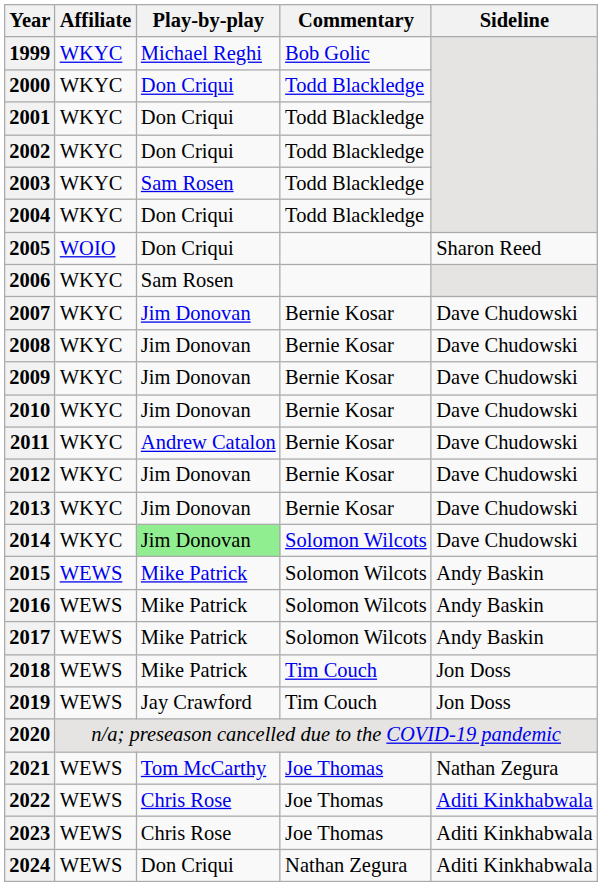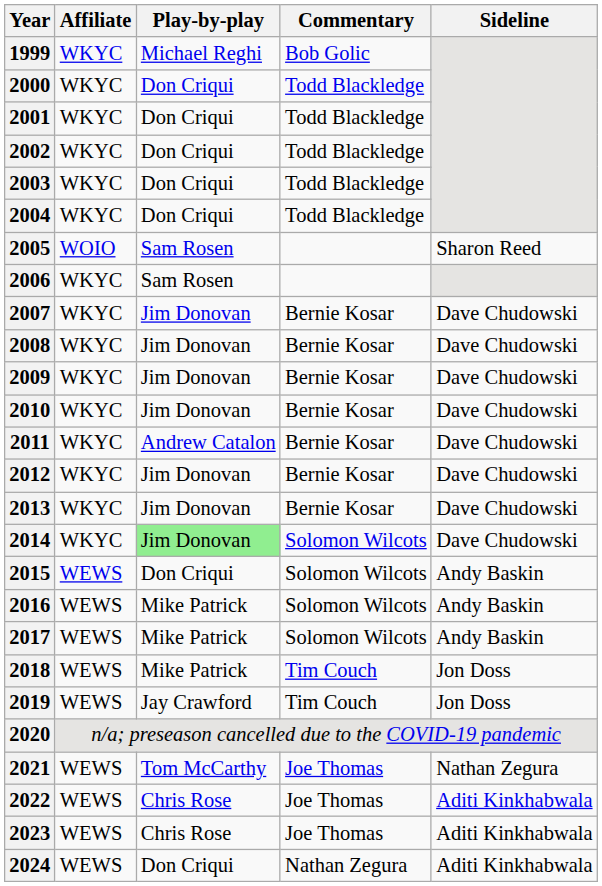(187, 183) Sam Rosen -> (187, 183) Don Criqui
(187, 248) Don Criqui -> (187, 248) Sam Rosen
(194, 572) Mike Patrick -> (187, 572) Don Criqui
